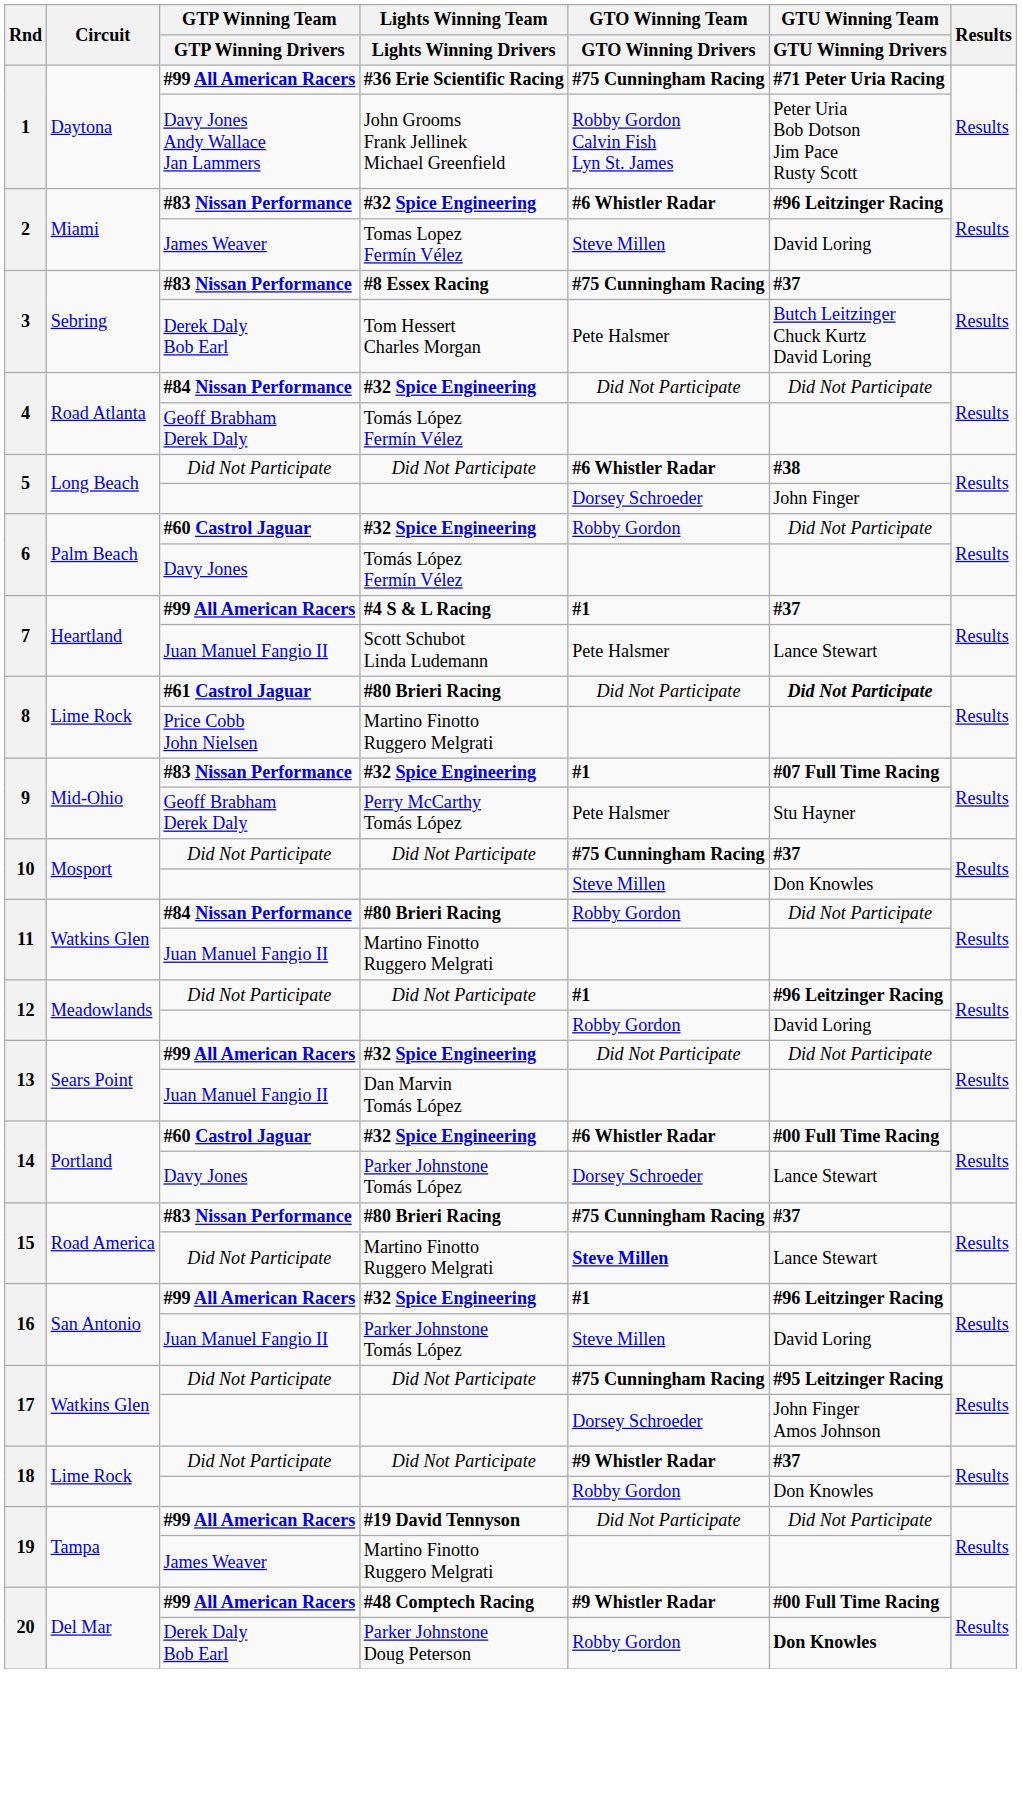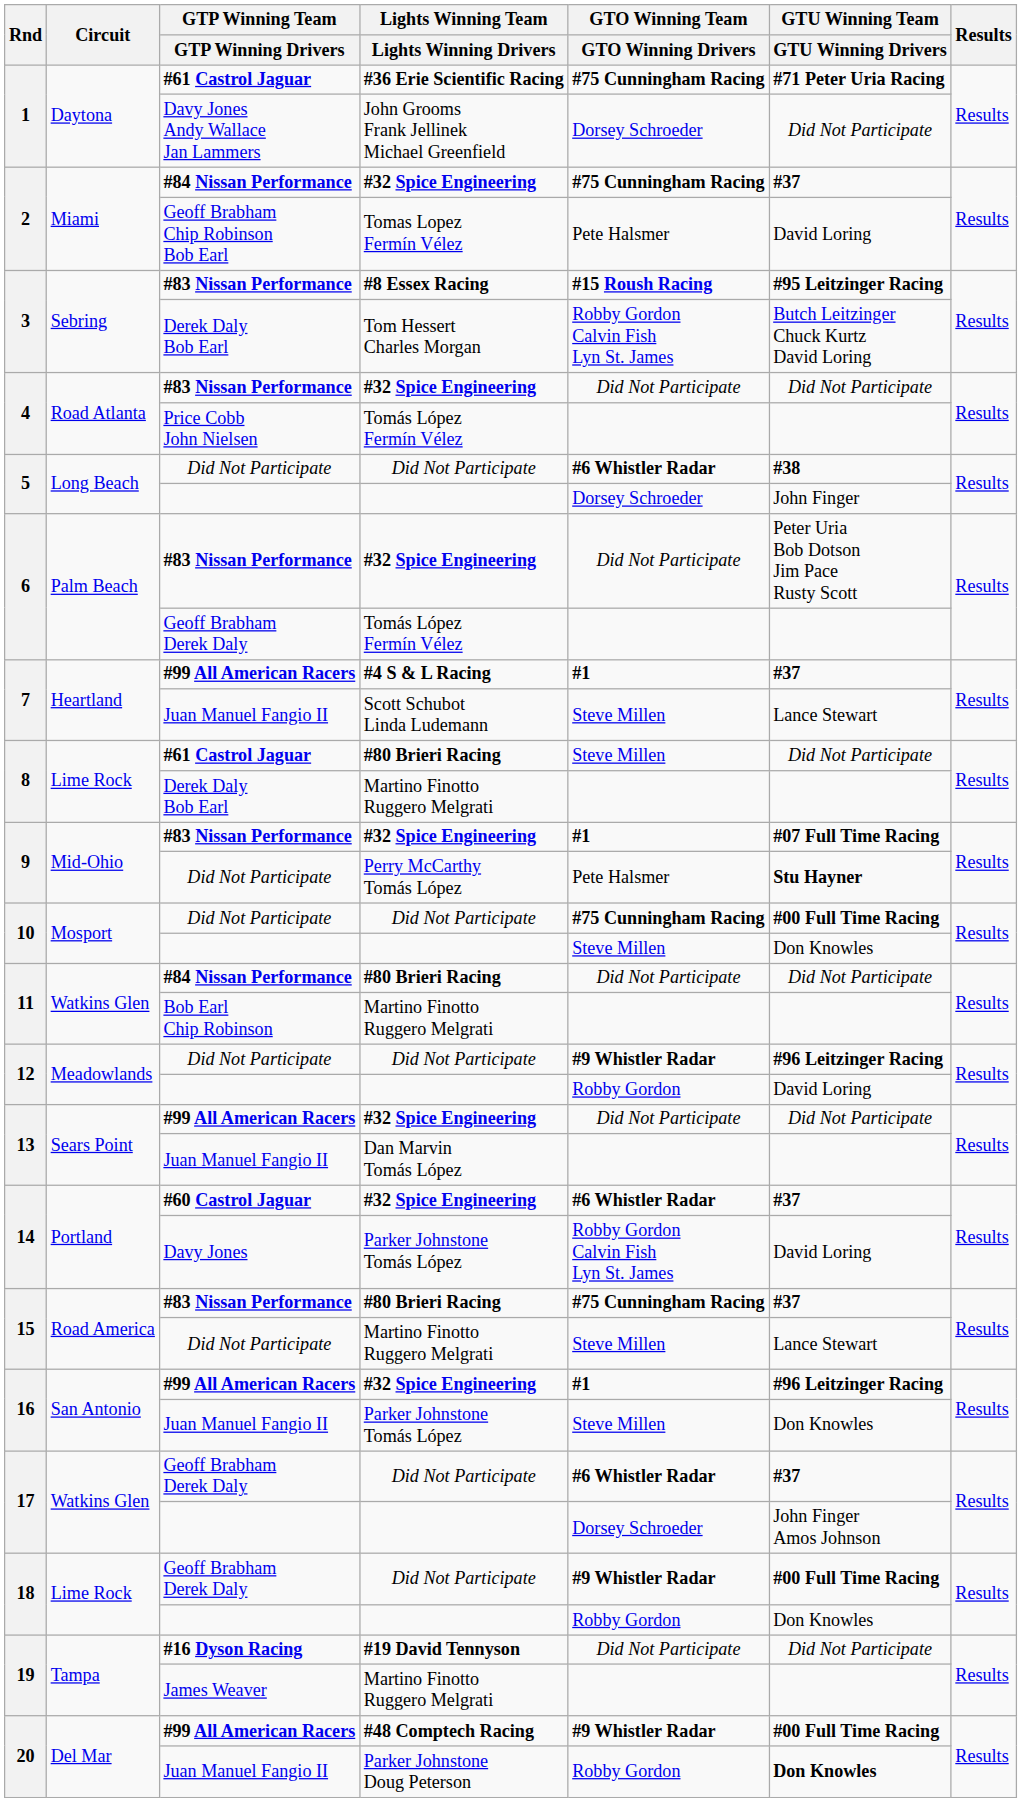(259, 79) #99 All American Racers -> (237, 79) #61 Castrol Jaguar
(626, 141) Robby Gordon Calvin Fish Lyn St. James -> (637, 131) Dorsey Schroeder
(817, 141) Peter Uria Bob Dotson Jim Pace Rusty Scott -> (860, 131) Did Not Participate
(258, 203) #83 Nissan Performance -> (258, 182) #84 Nissan Performance
(644, 203) #6 Whistler Radar -> (668, 182) #75 Cunningham Racing
(858, 203) #96 Leitzinger Racing -> (787, 182) #37
(215, 244) James Weaver -> (220, 233) Geoff Brabham Chip Robinson Bob Earl
(619, 244) Steve Millen -> (621, 233) Pete Halsmer
(668, 285) #75 Cunningham Racing -> (642, 285) #15 Roush Racing
(787, 285) #37 -> (858, 285) #95 Leitzinger Racing
(621, 336) Pete Halsmer -> (626, 336) Robby Gordon Calvin Fish Lyn St. James
(258, 387) #84 Nissan Performance -> (258, 387) #83 Nissan Performance
(220, 428) Geoff Brabham Derek Daly -> (210, 428) Price Cobb John Nielsen
(237, 528) #60 Castrol Jaguar -> (258, 561) #83 Nissan Performance
(626, 528) Robby Gordon -> (668, 561) Did Not Participate
(860, 528) Did Not Participate -> (817, 561) Peter Uria Bob Dotson Jim Pace Rusty Scott
(205, 569) Davy Jones -> (220, 633) Geoff Brabham Derek Daly
(621, 650) Pete Halsmer -> (619, 715) Steve Millen
(668, 691) Did Not Participate -> (619, 755) Steve Millen
(860, 691) bold -> (860, 755) normal
(210, 732) Price Cobb John Nielsen -> (205, 796) Derek Daly Bob Earl
(220, 813) Geoff Brabham Derek Daly -> (259, 877) Did Not Participate
(814, 813) normal -> (818, 877) bold
(787, 853) #37 -> (856, 918) #00 Full Time Racing
(626, 913) Robby Gordon -> (668, 978) Did Not Participate
(246, 954) Juan Manuel Fangio II -> (218, 1018) Bob Earl Chip Robinson
(581, 995) #1 -> (644, 1059) #9 Whistler Radar
(856, 1136) #00 Full Time Racing -> (787, 1200) #37
(637, 1176) Dorsey Schroeder -> (626, 1251) Robby Gordon Calvin Fish Lyn St. James
(825, 1176) Lance Stewart -> (822, 1251) David Loring
(620, 1258) bold -> (619, 1343) normal
(822, 1339) David Loring -> (823, 1425) Don Knowles
(259, 1380) Did Not Participate -> (220, 1476) Geoff Brabham Derek Daly
(668, 1380) #75 Cunningham Racing -> (644, 1476) #6 Whistler Radar
(858, 1380) #95 Leitzinger Racing -> (787, 1476) #37
(259, 1461) Did Not Participate -> (220, 1579) Geoff Brabham Derek Daly
(787, 1461) #37 -> (856, 1579) #00 Full Time Racing
(259, 1521) #99 All American Racers -> (233, 1649) #16 Dyson Racing
(205, 1643) Derek Daly Bob Earl -> (246, 1771) Juan Manuel Fangio II
